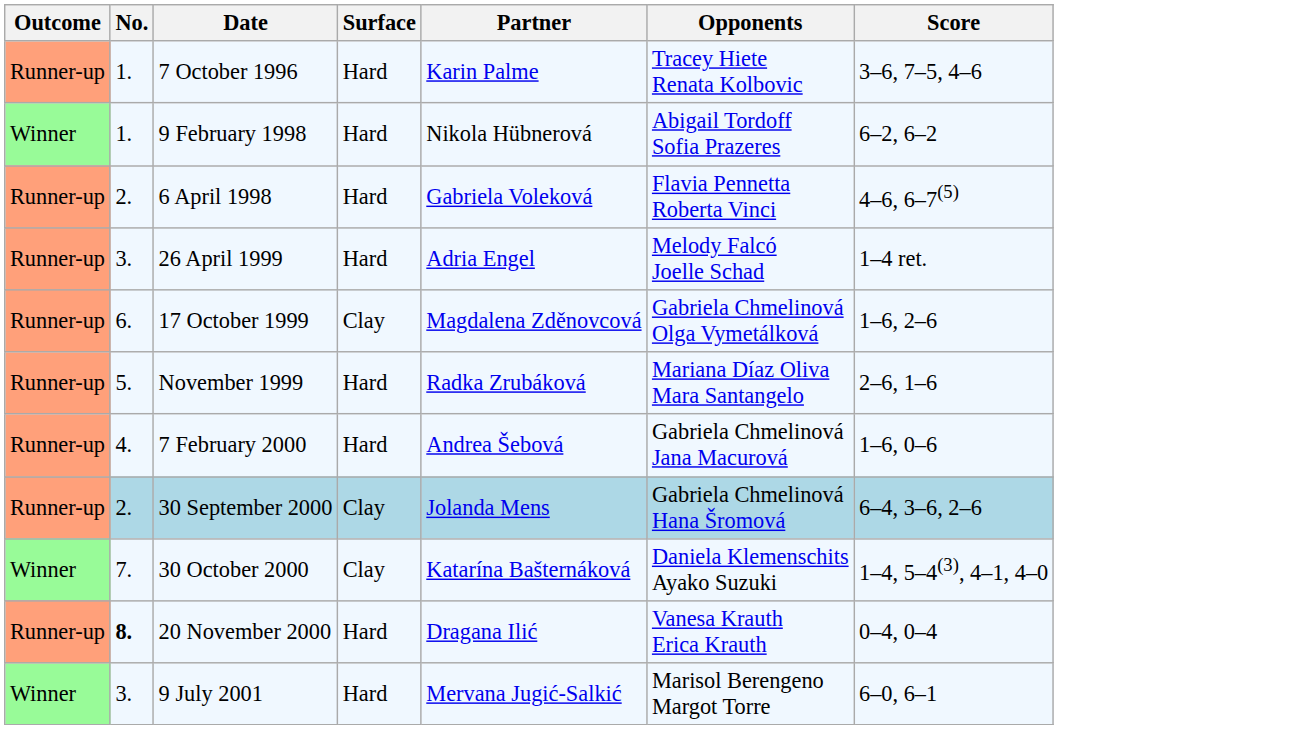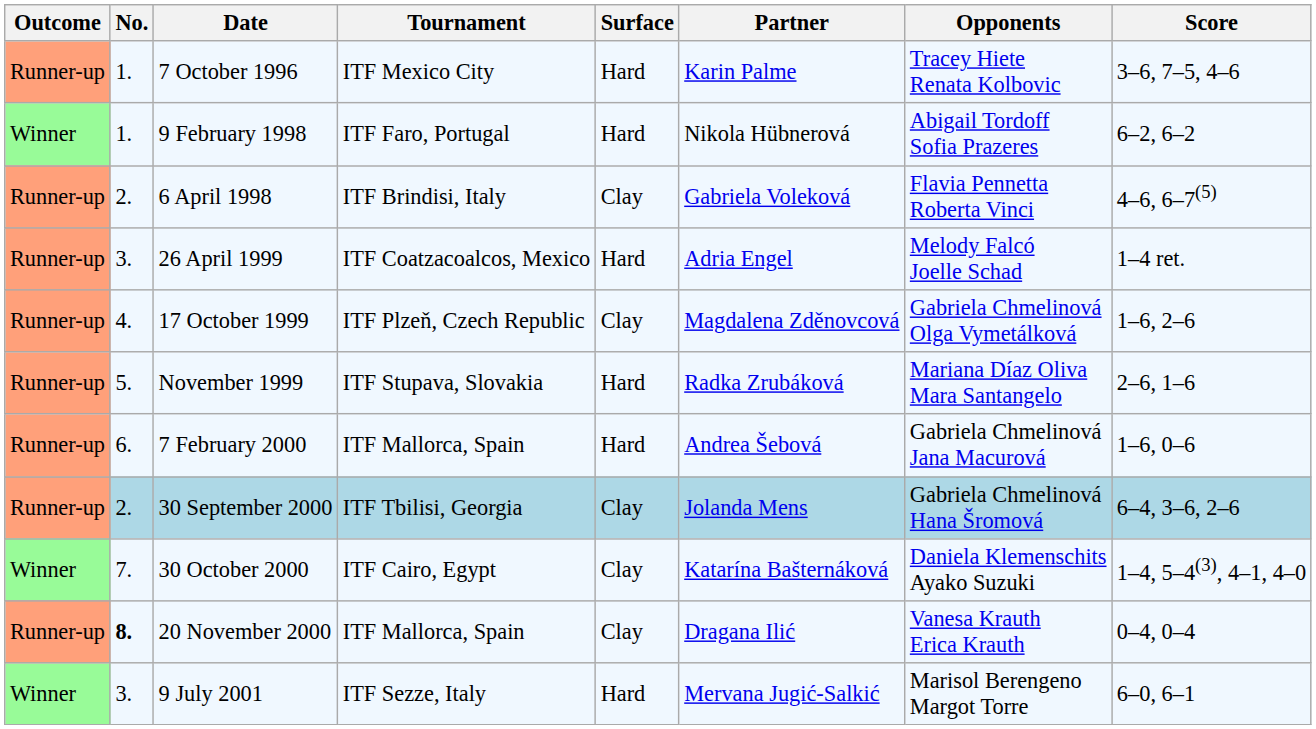+ column: (466, 22)
(365, 195) Hard -> (622, 195) Clay
(124, 320) 6. -> (124, 320) 4.
(124, 444) 4. -> (124, 444) 6.
(365, 631) Hard -> (622, 631) Clay
